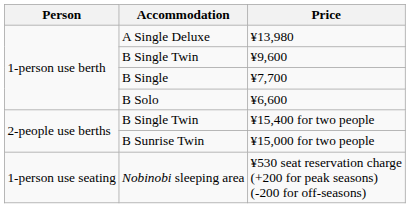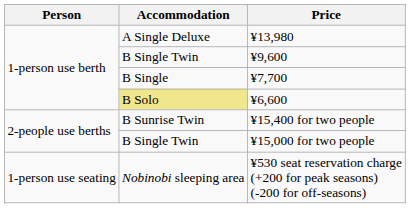(140, 99) no background -> (140, 99) khaki background
(160, 120) B Single Twin -> (163, 120) B Sunrise Twin
(163, 141) B Sunrise Twin -> (160, 141) B Single Twin
